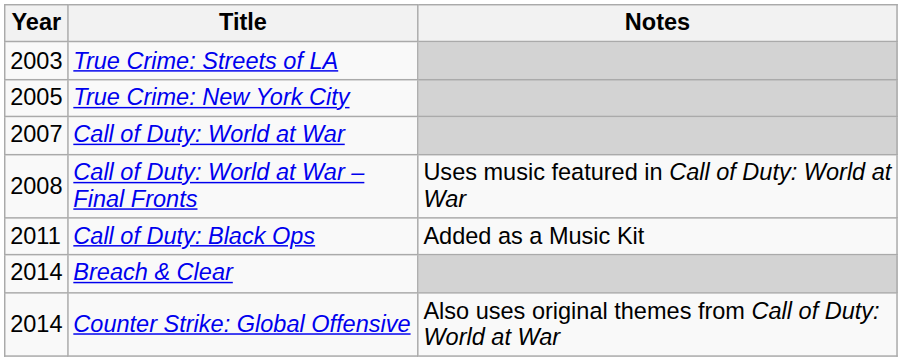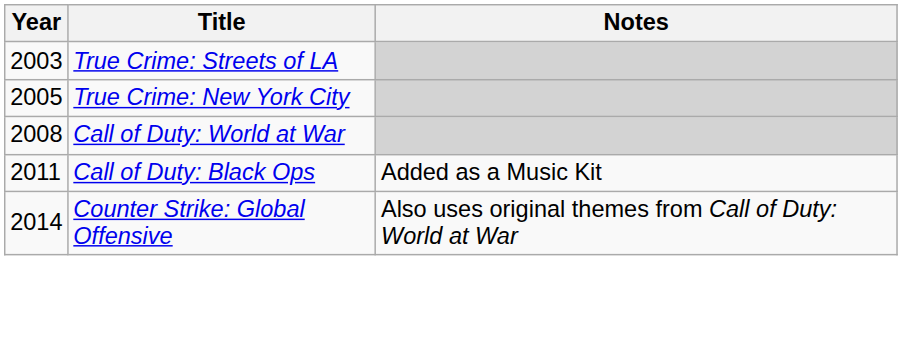(36, 135) 2007 -> (36, 135) 2008
- row: (219, 185)
- row: (153, 273)
